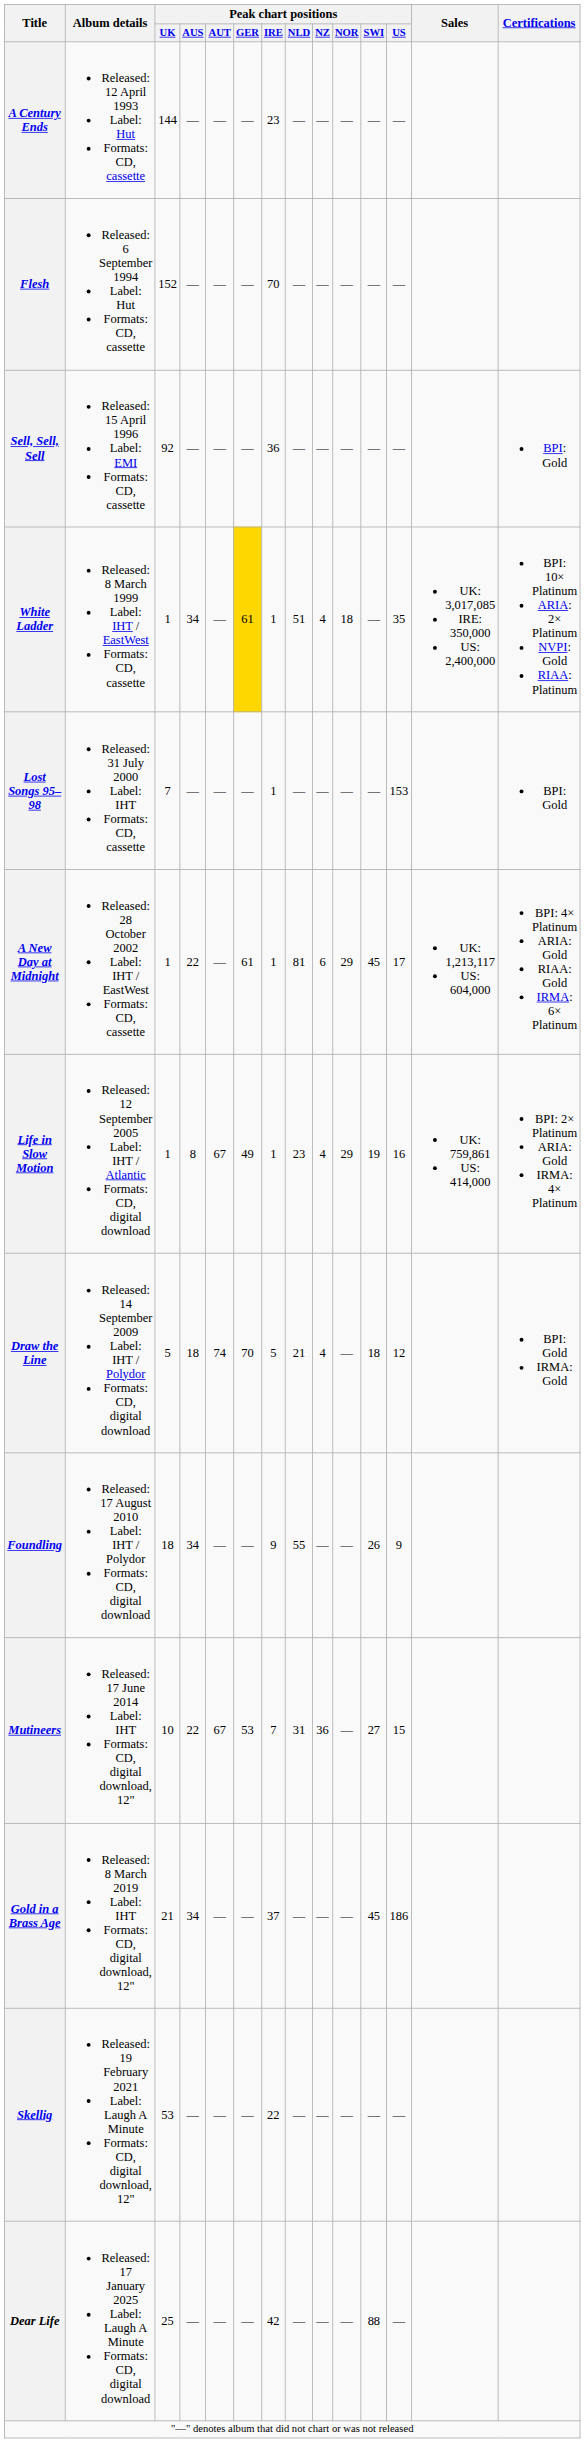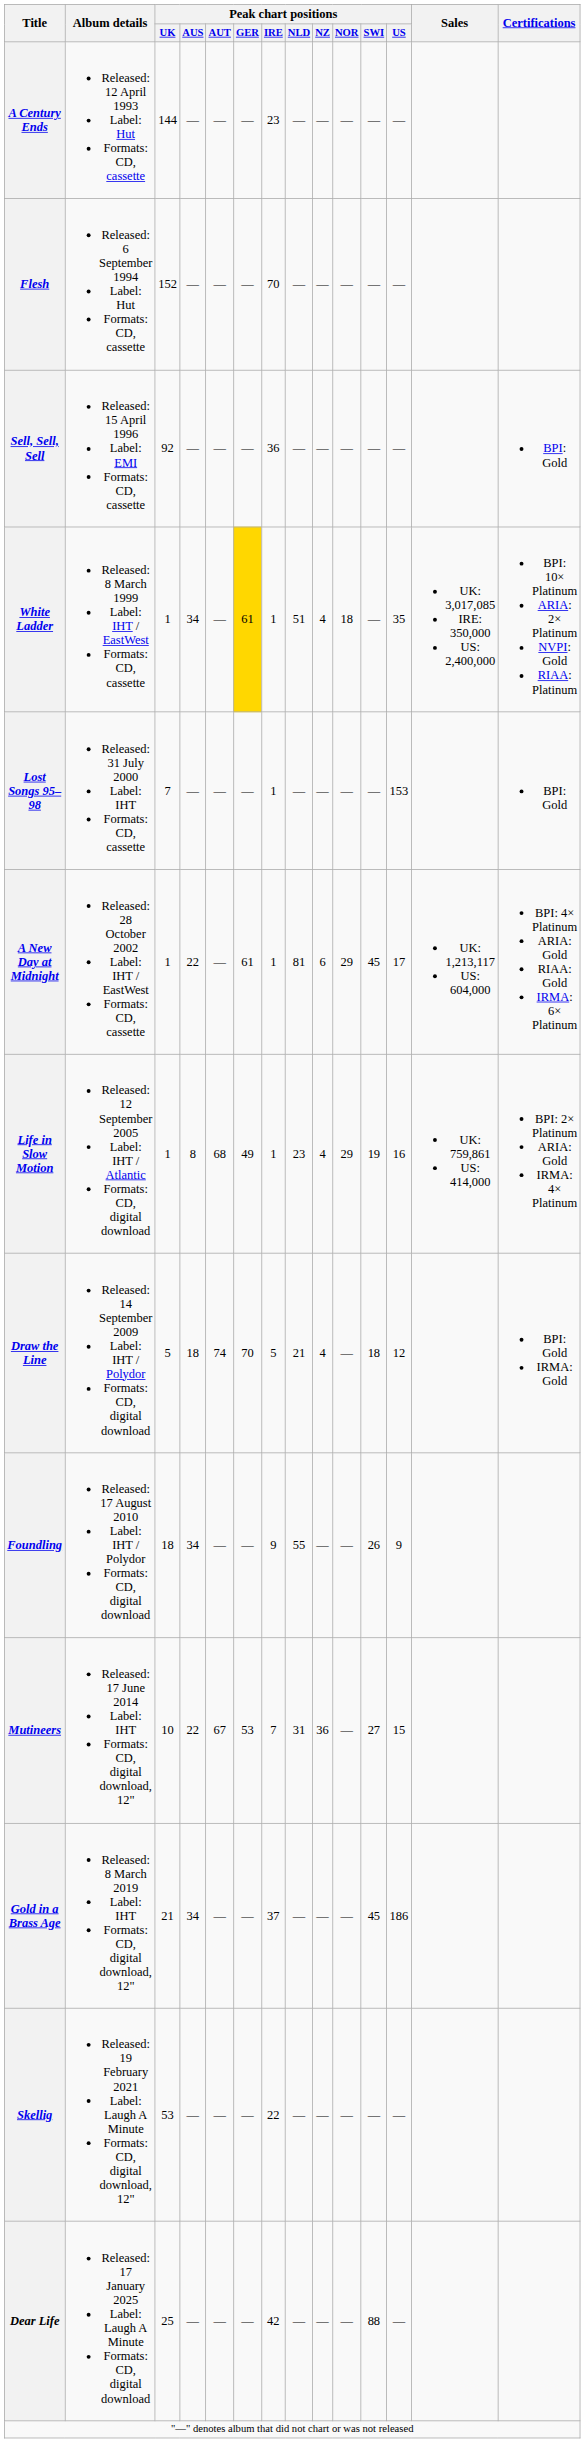(220, 1154) 67 -> (220, 1154) 68
